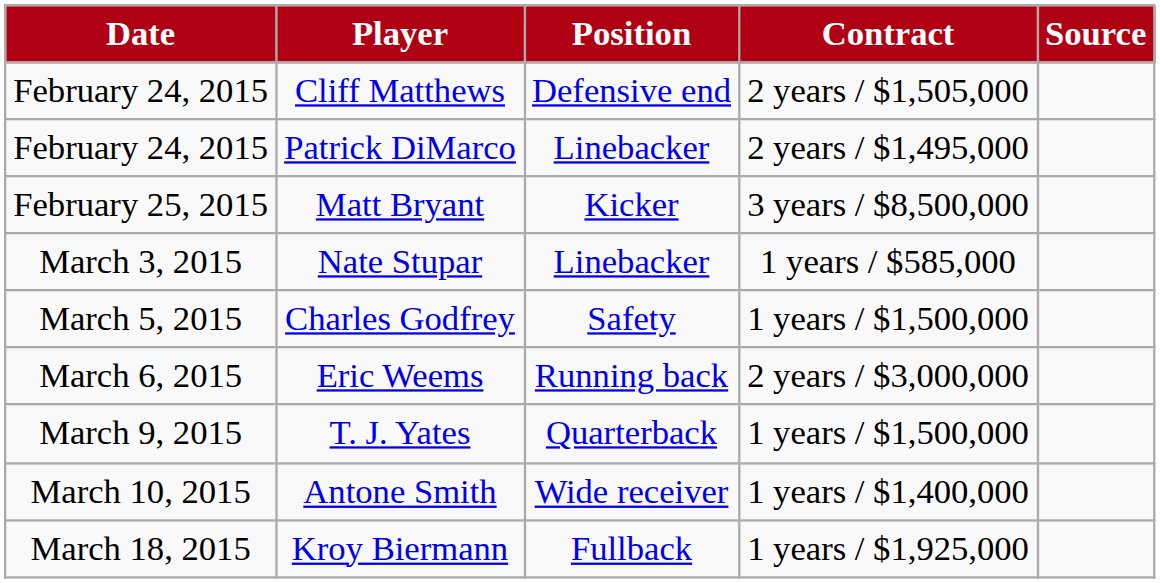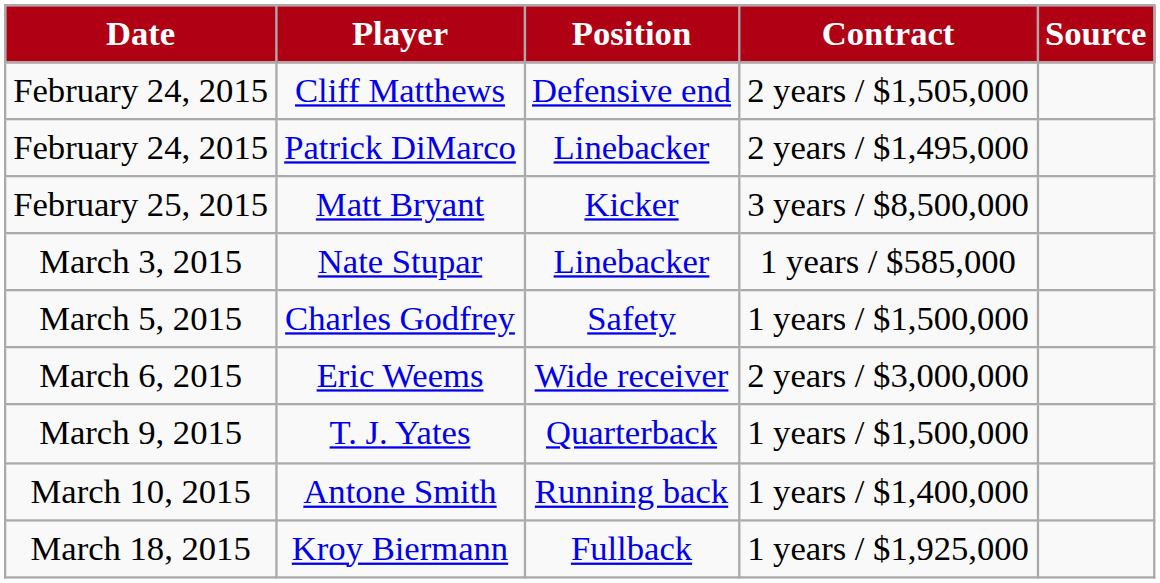(632, 376) Running back -> (632, 376) Wide receiver
(632, 490) Wide receiver -> (632, 490) Running back
